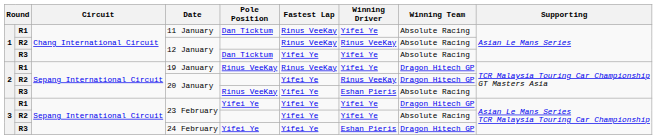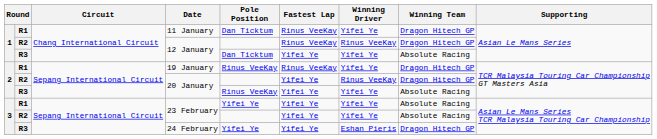(435, 31) Absolute Racing -> (437, 31) Dragon Hitech GP
(435, 43) Absolute Racing -> (437, 43) Dragon Hitech GP
(369, 92) Eshan Pieris -> (359, 92) Yifei Ye
(437, 104) Dragon Hitech GP -> (435, 104) Absolute Racing
